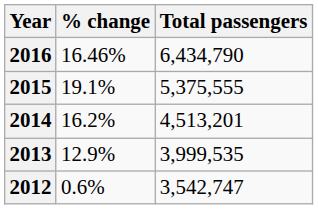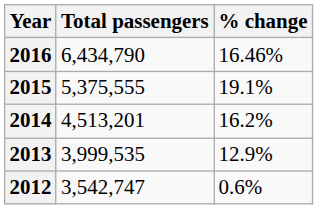columns swapped: (234, 21) <-> (106, 21)
